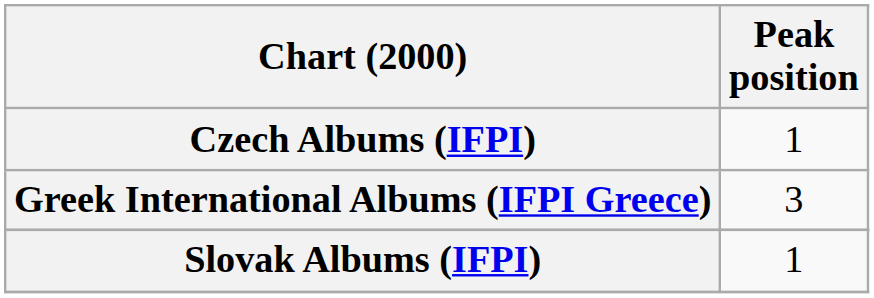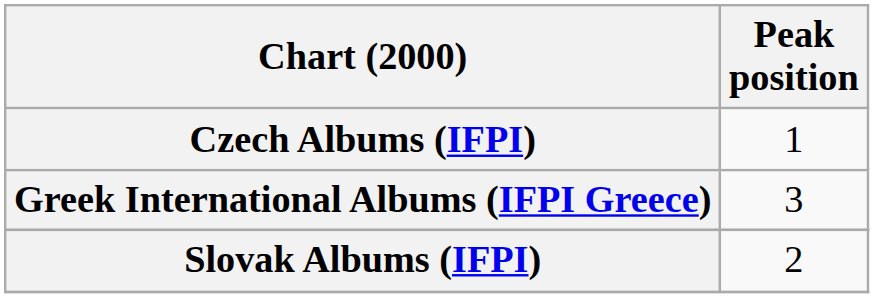(794, 259) 1 -> (794, 259) 2
